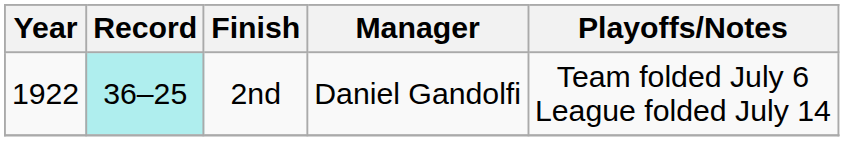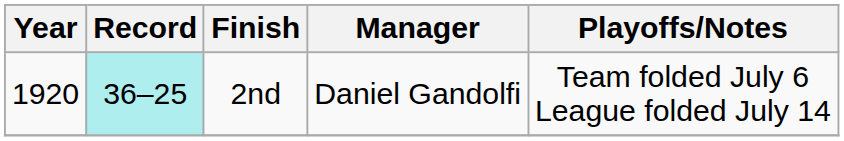(46, 93) 1922 -> (46, 93) 1920
